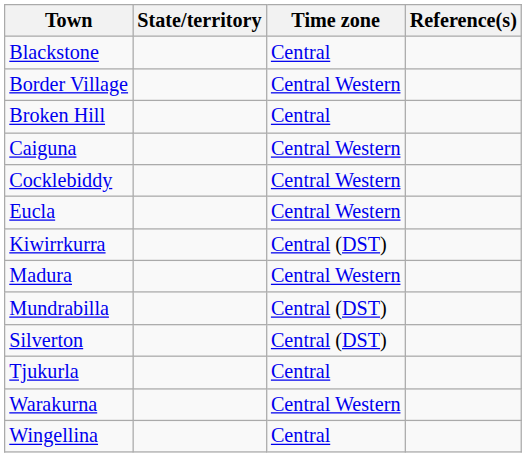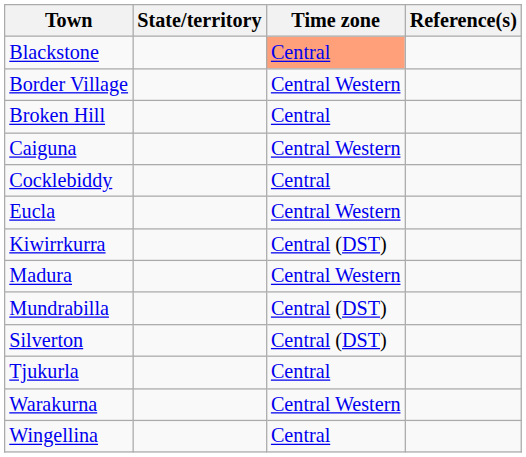(301, 52) no background -> (301, 52) lightsalmon background
(336, 180) Central Western -> (301, 180) Central
